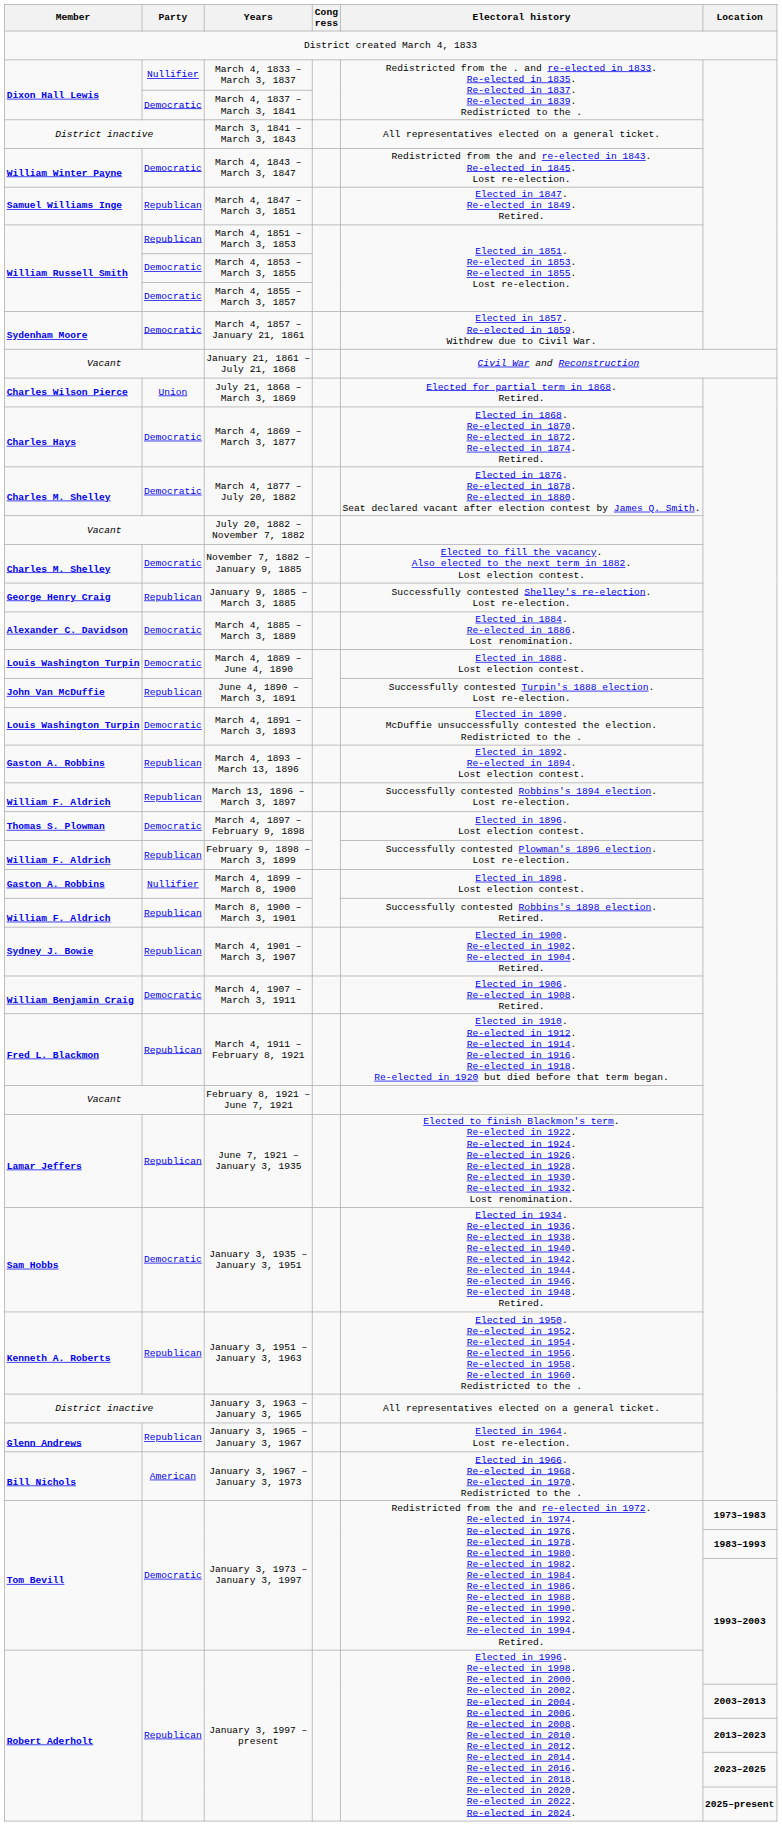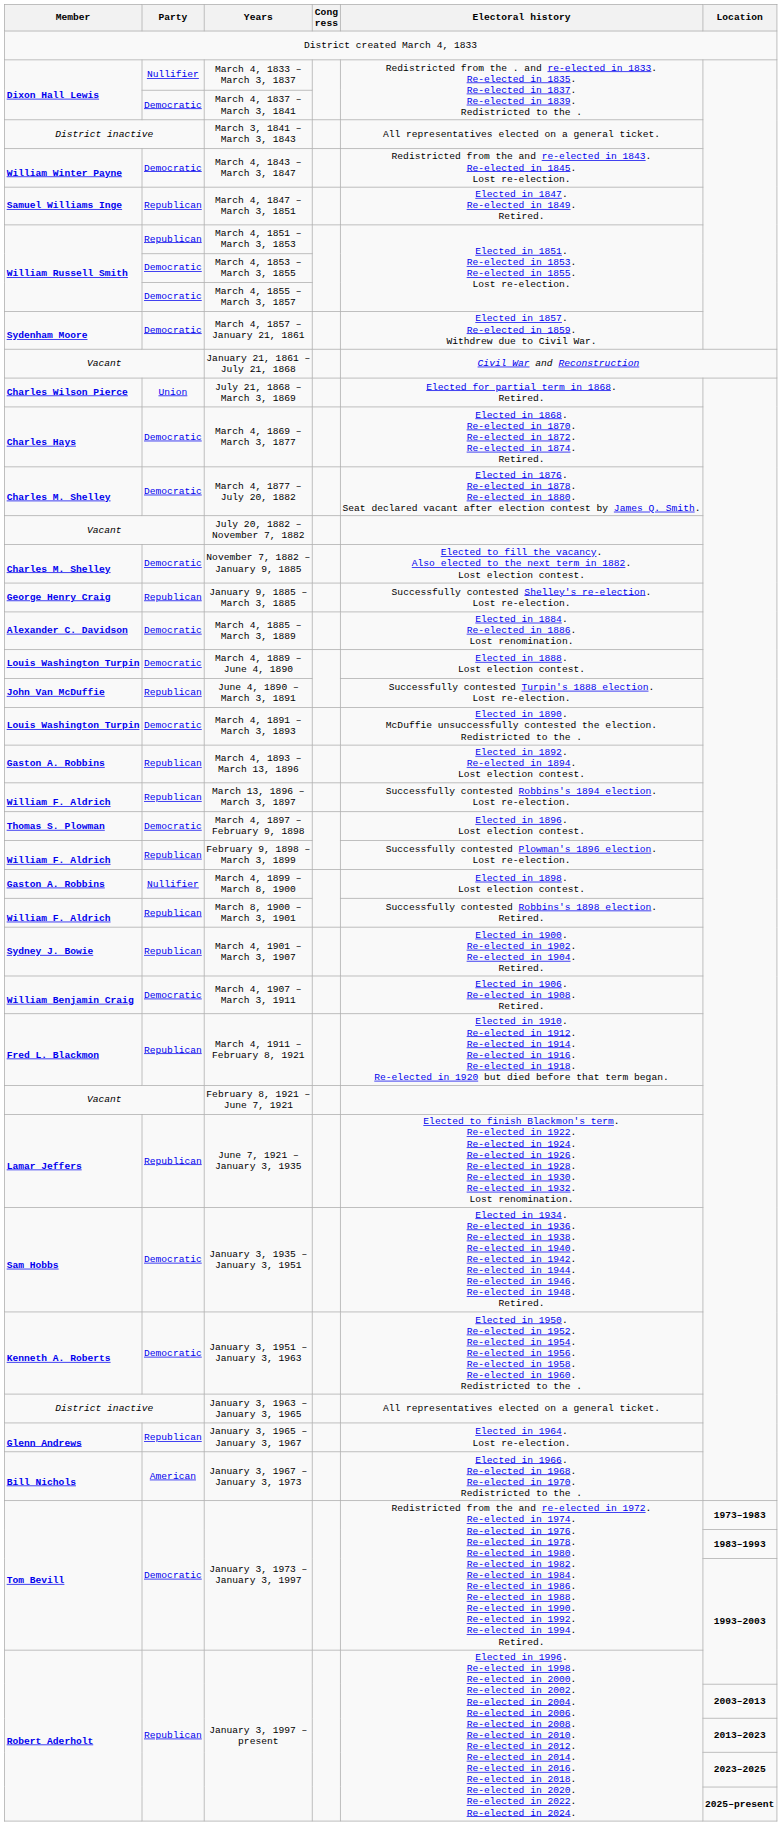(173, 1353) Republican -> (173, 1353) Democratic
